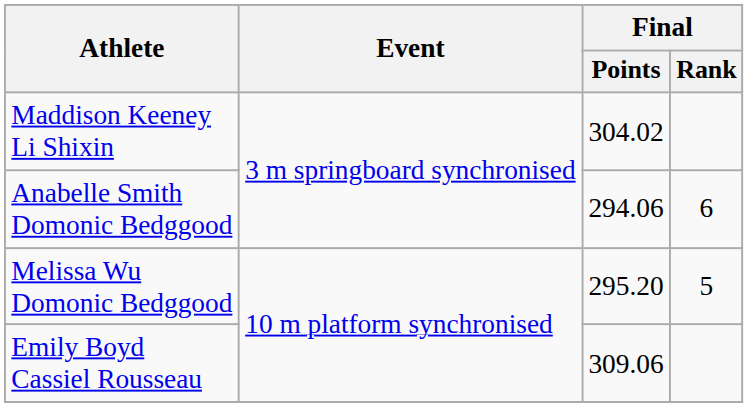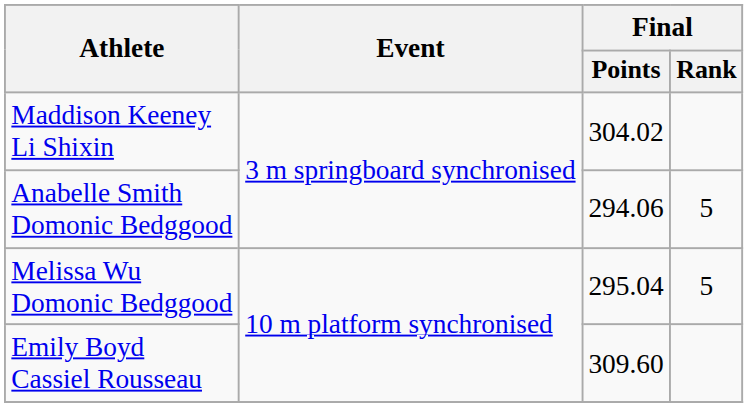(706, 208) 6 -> (706, 208) 5
(626, 286) 295.20 -> (626, 286) 295.04
(626, 363) 309.06 -> (626, 363) 309.60
